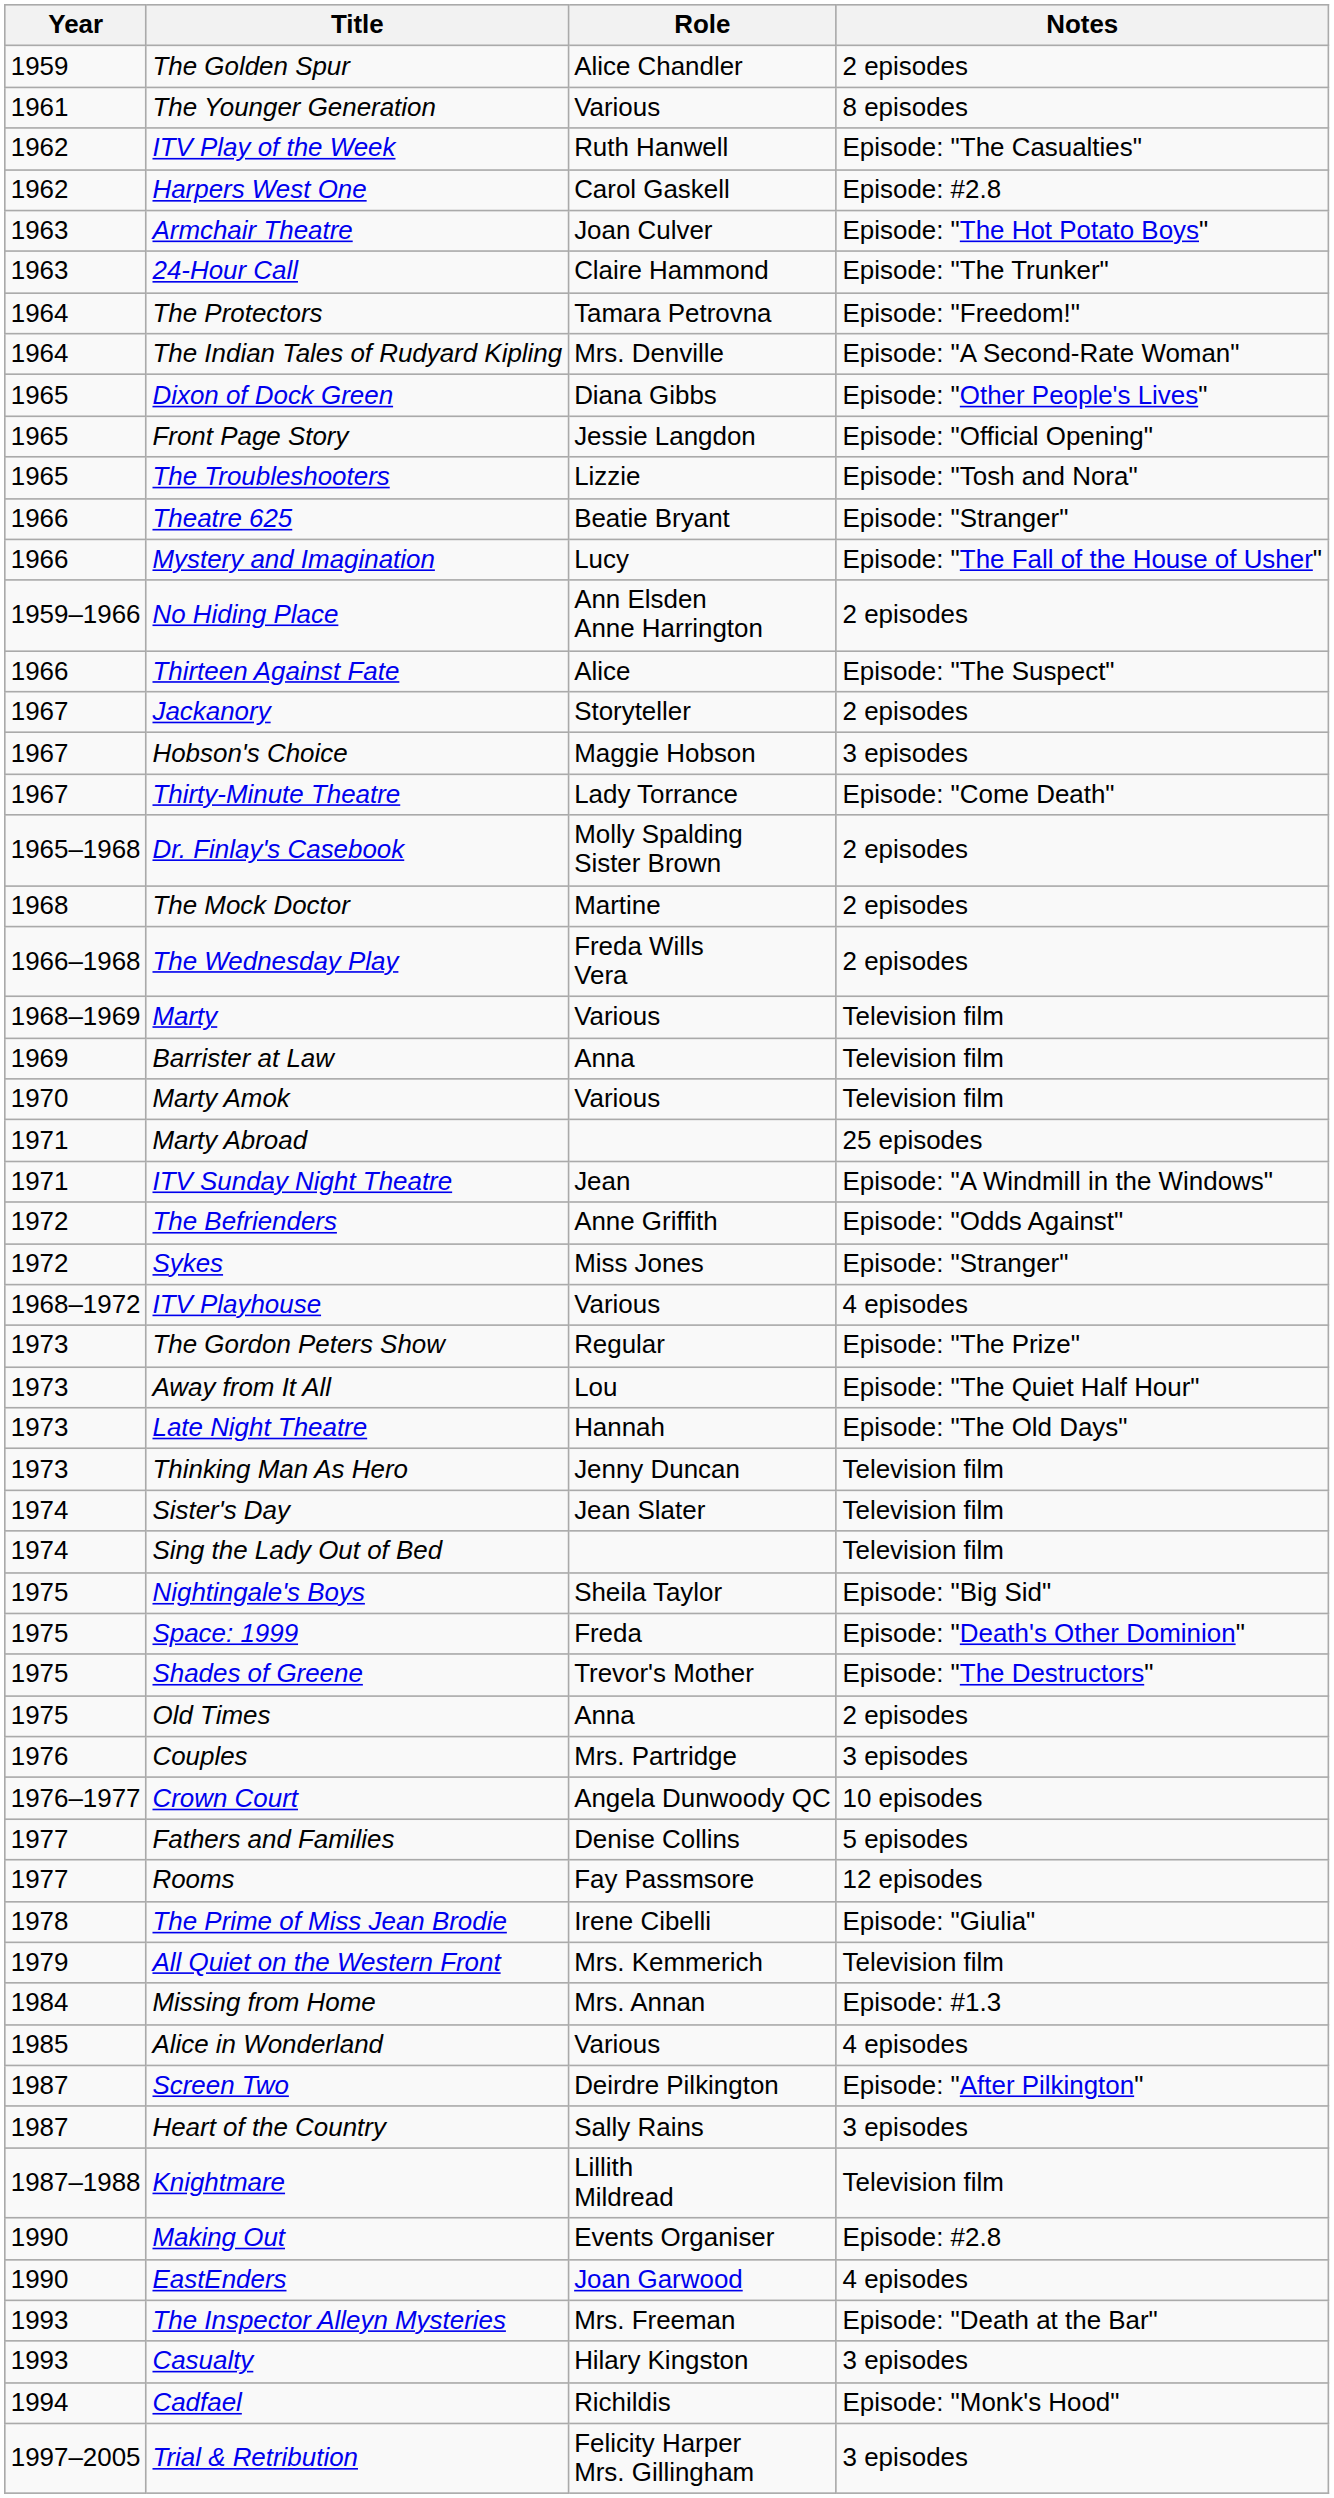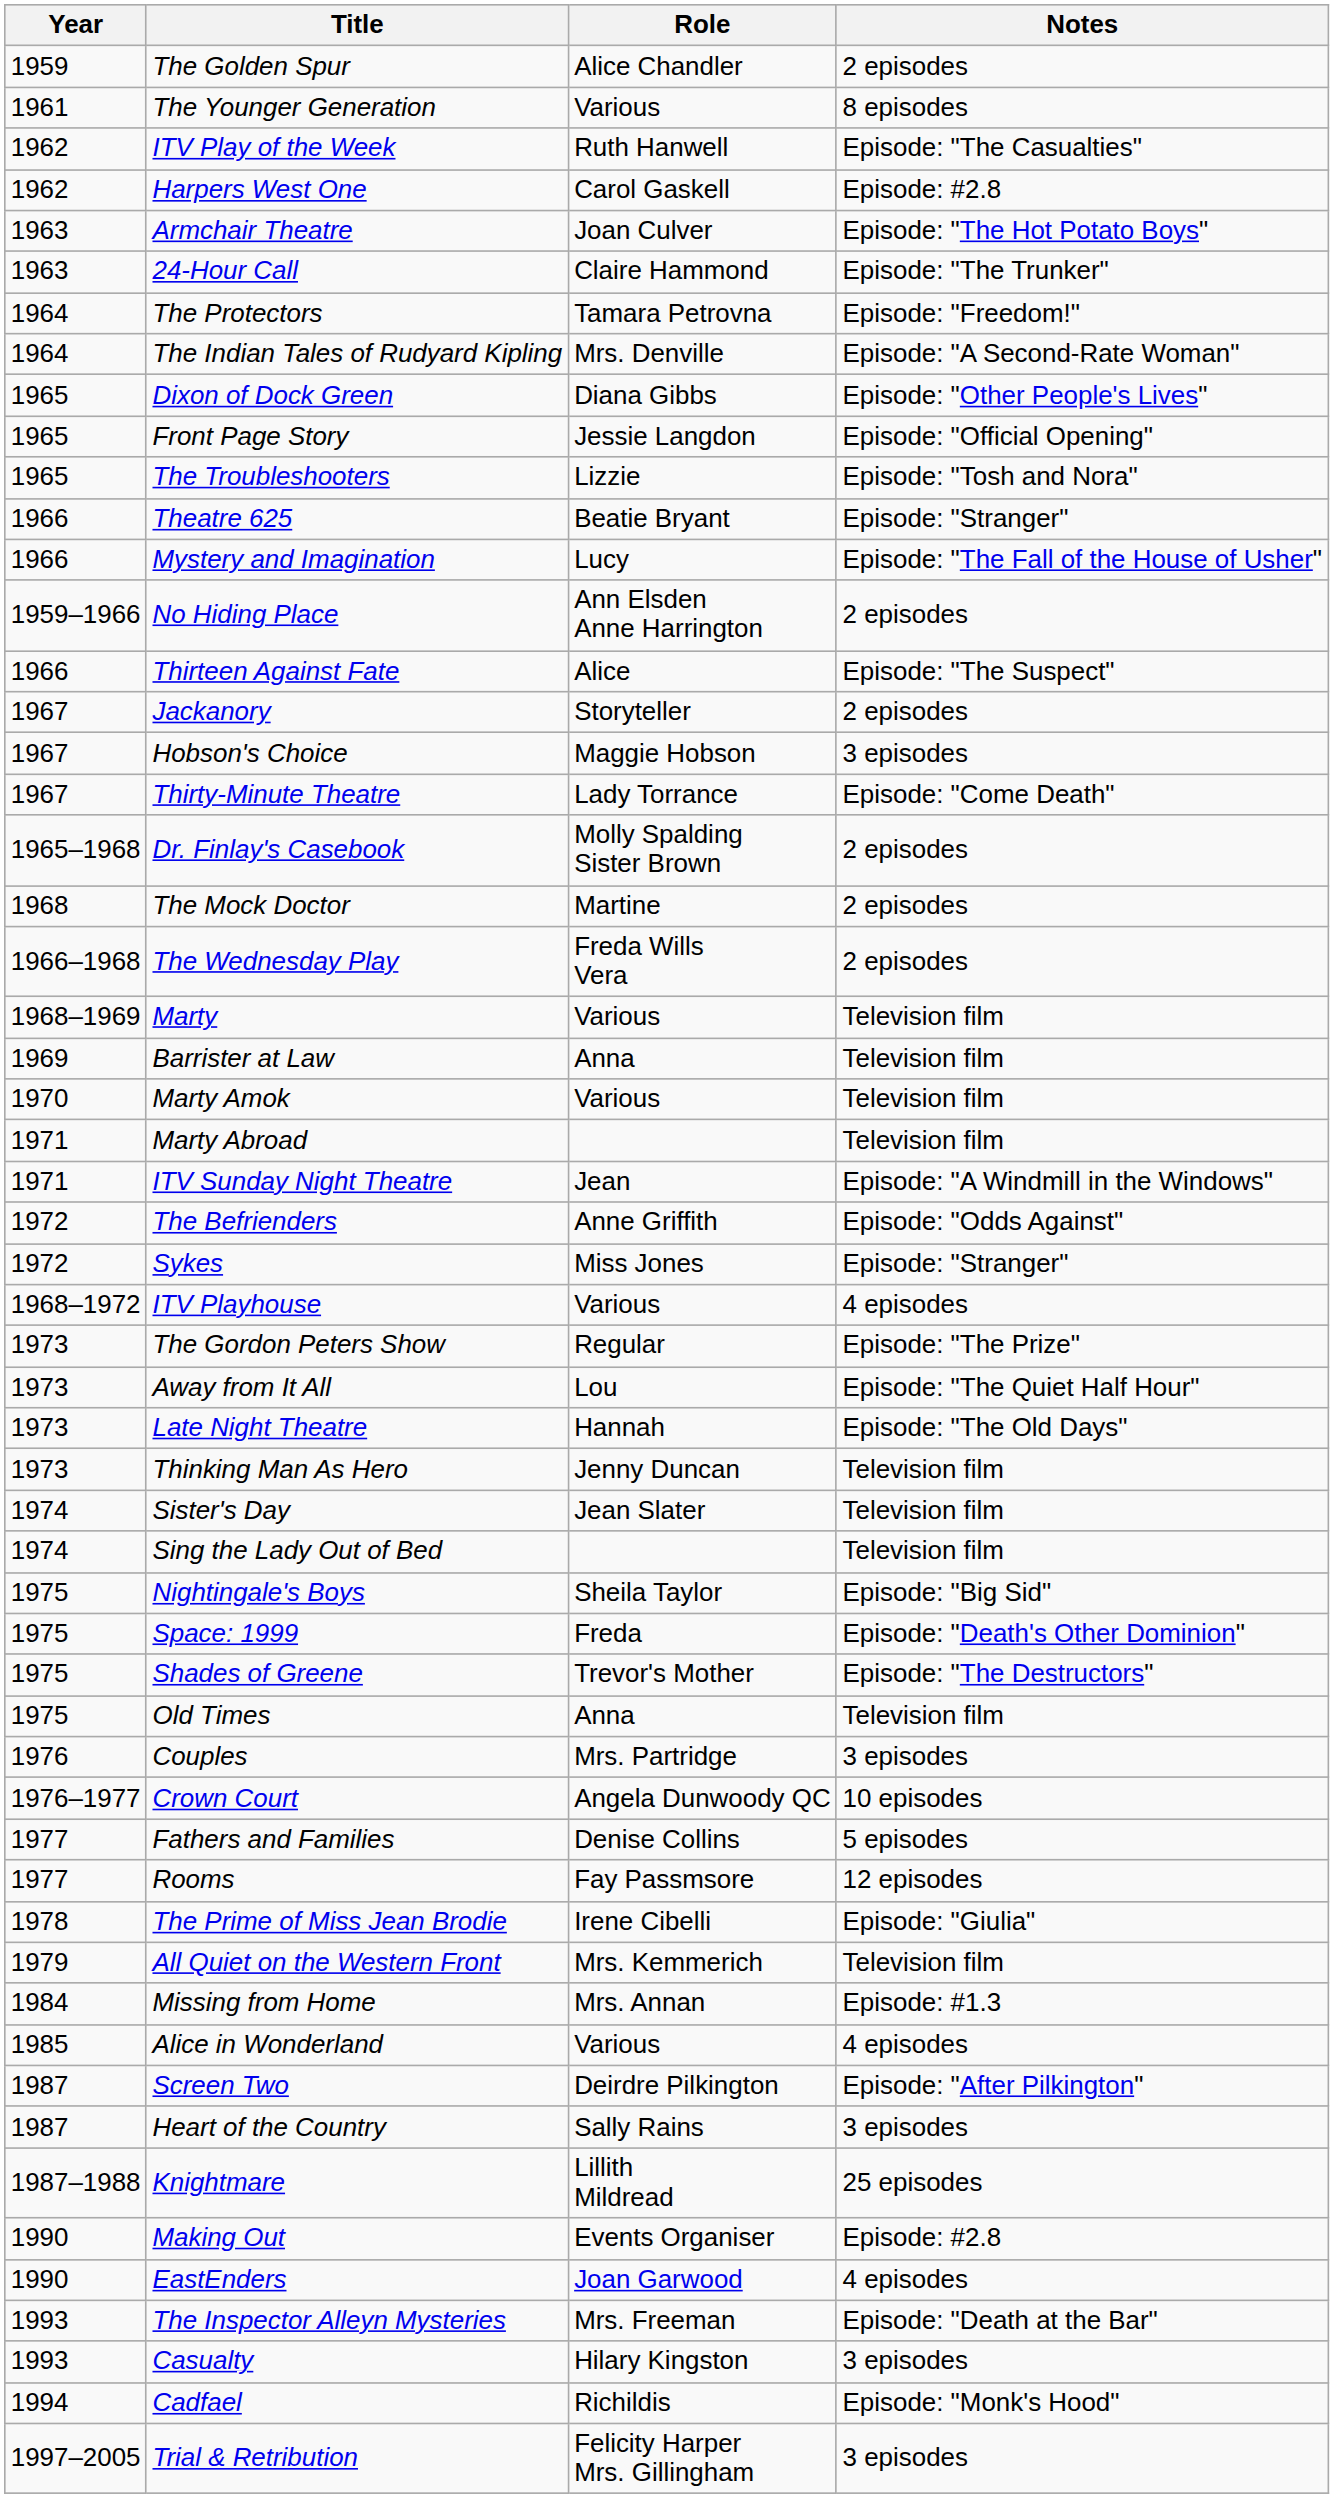(912, 1140) 25 episodes -> (923, 1140) Television film
(905, 1715) 2 episodes -> (923, 1715) Television film
(923, 2182) Television film -> (912, 2182) 25 episodes
